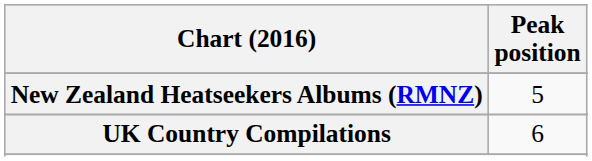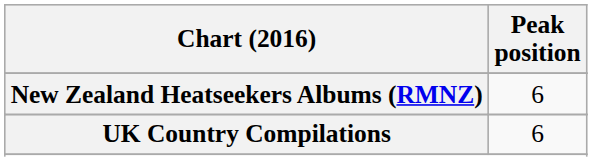(538, 93) 5 -> (538, 93) 6
